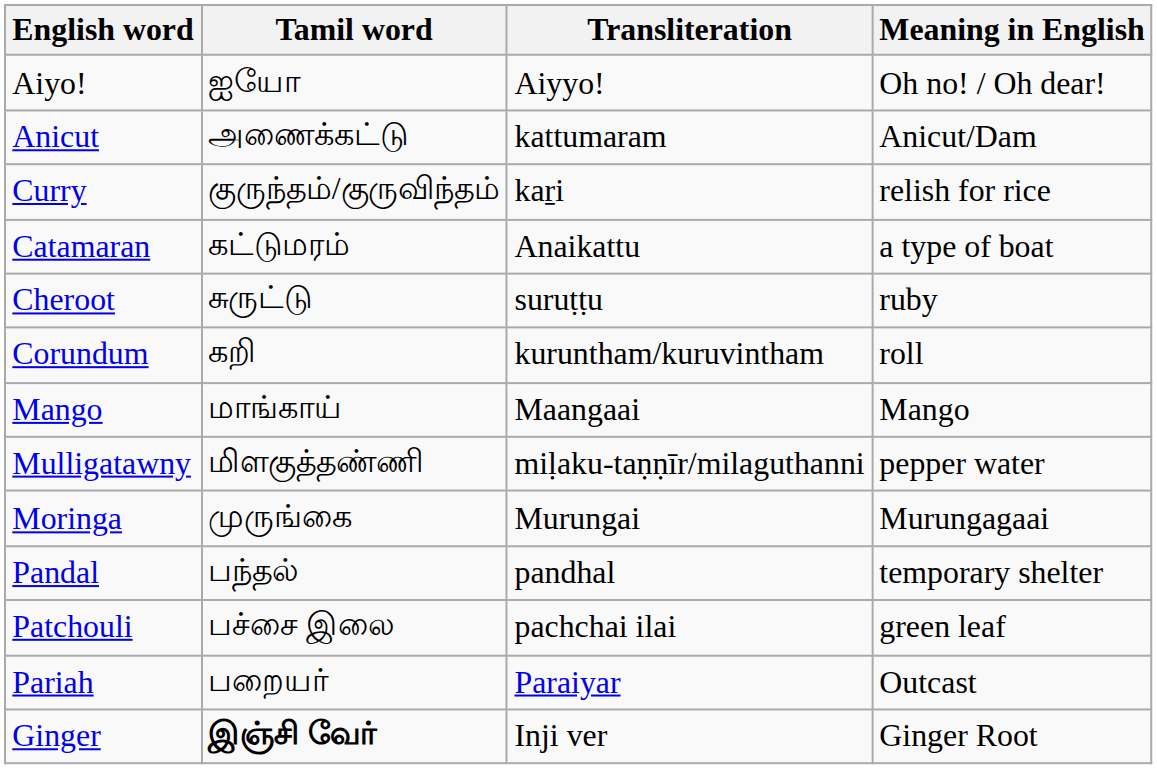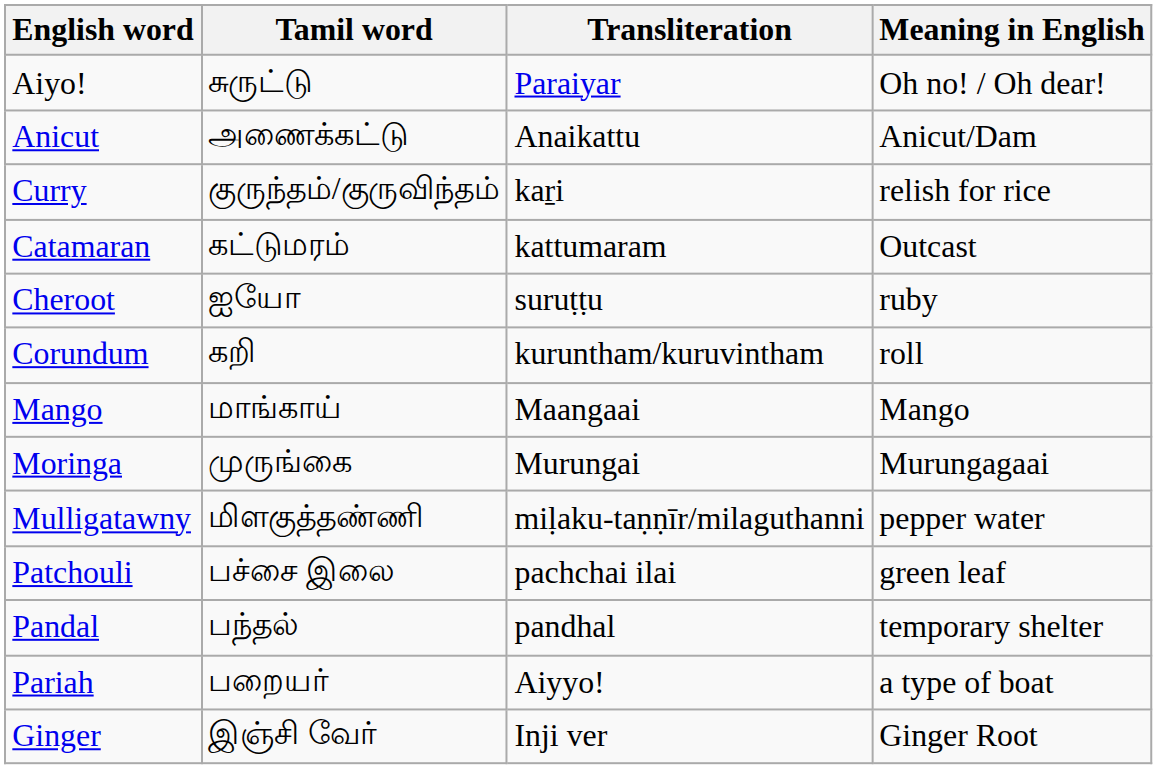(254, 80) ஐயோ -> (260, 80) சுருட்டு
(560, 82) Aiyyo! -> (568, 82) Paraiyar
(591, 136) kattumaram -> (577, 136) Anaikattu
(577, 245) Anaikattu -> (591, 245) kattumaram
(966, 245) a type of boat -> (928, 245) Outcast
(260, 298) சுருட்டு -> (254, 298) ஐயோ
rows swapped: (67, 518) <-> (102, 463)
rows swapped: (72, 626) <-> (56, 572)
(568, 681) Paraiyar -> (560, 681) Aiyyo!
(928, 681) Outcast -> (966, 681) a type of boat
(292, 733) bold -> (292, 733) normal
